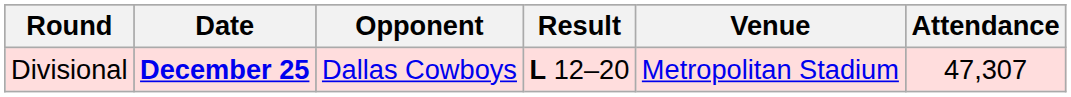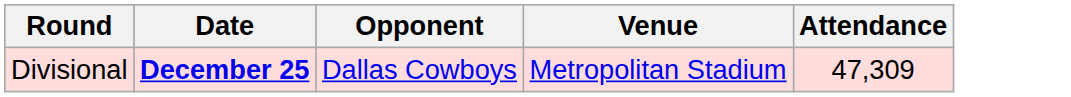- column: (579, 26)
(985, 69) 47,307 -> (873, 69) 47,309
